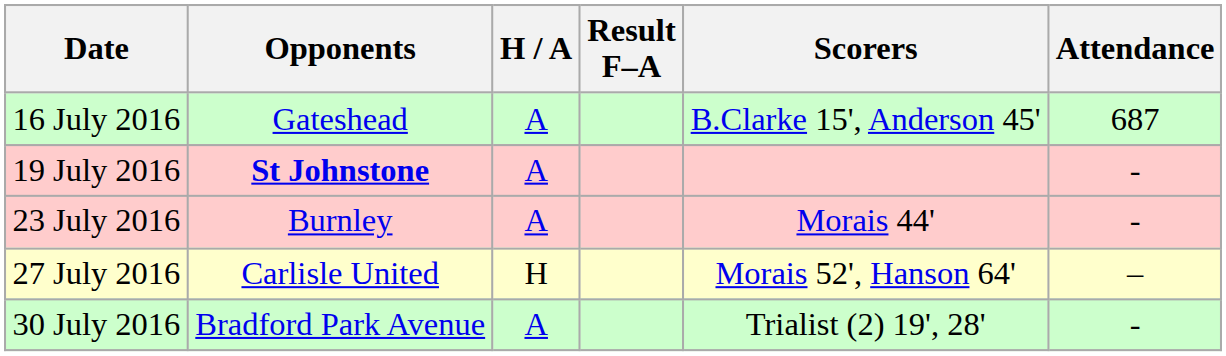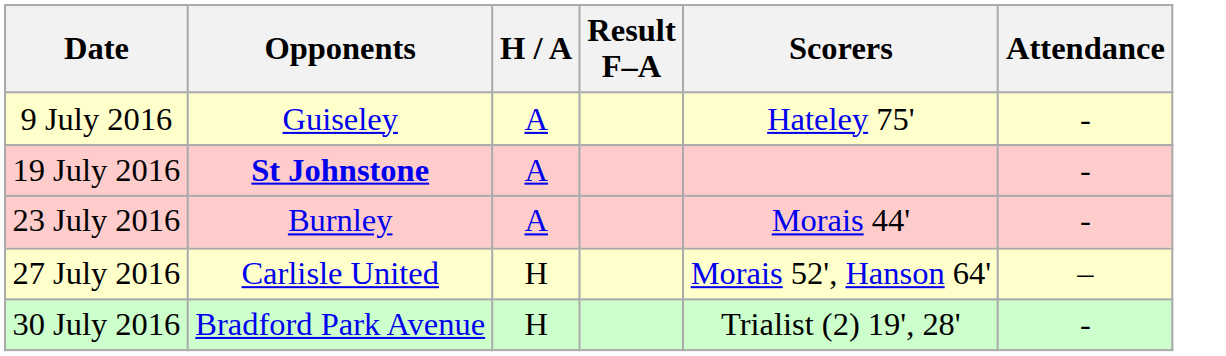+ row: (96, 118)
- row: (96, 118)
(536, 324) A -> (536, 324) H
